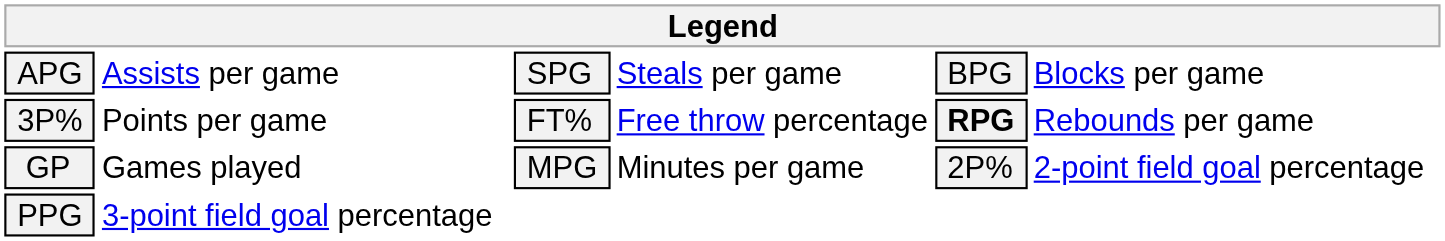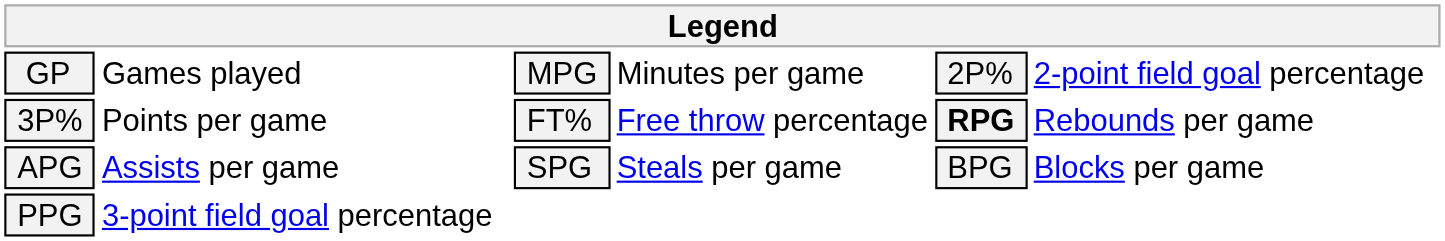rows swapped: (40, 168) <-> (50, 73)
